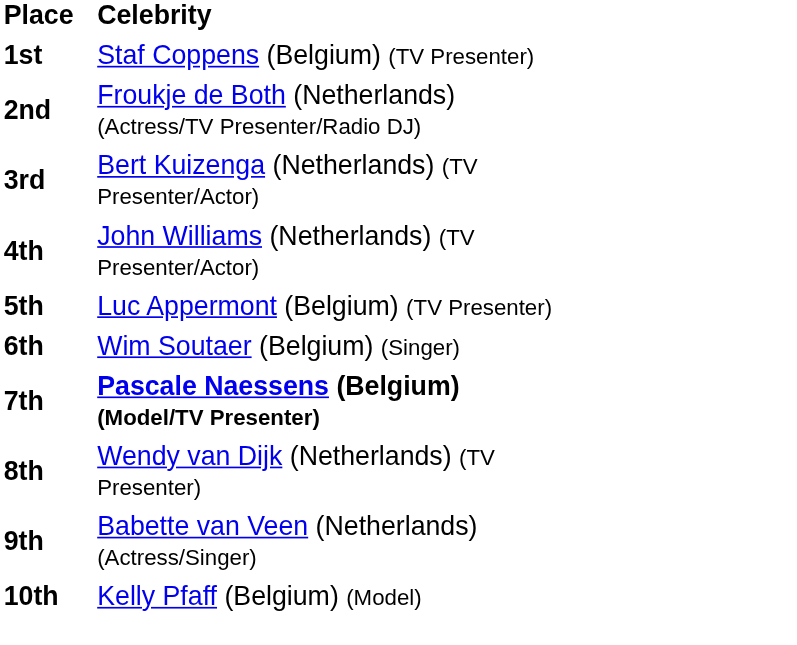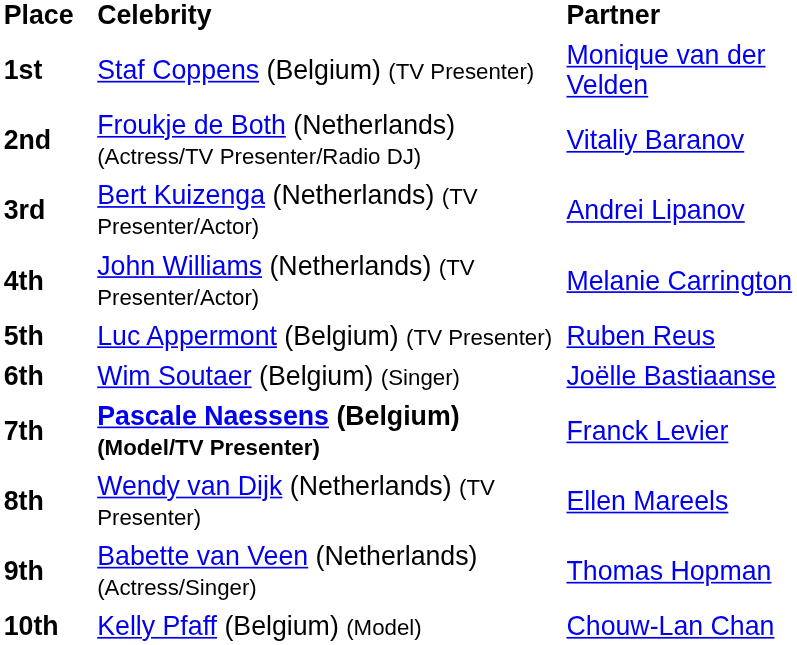+ column: (613, 15)
